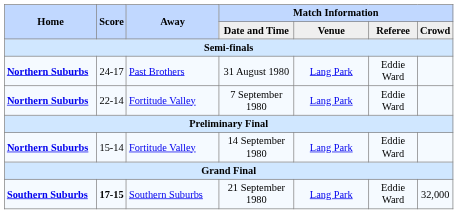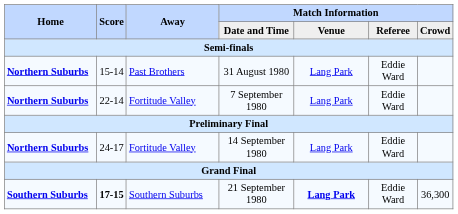(112, 71) 24-17 -> (112, 71) 15-14
(112, 147) 15-14 -> (112, 147) 24-17
(331, 194) normal -> (331, 194) bold
(435, 194) 32,000 -> (435, 194) 36,300
